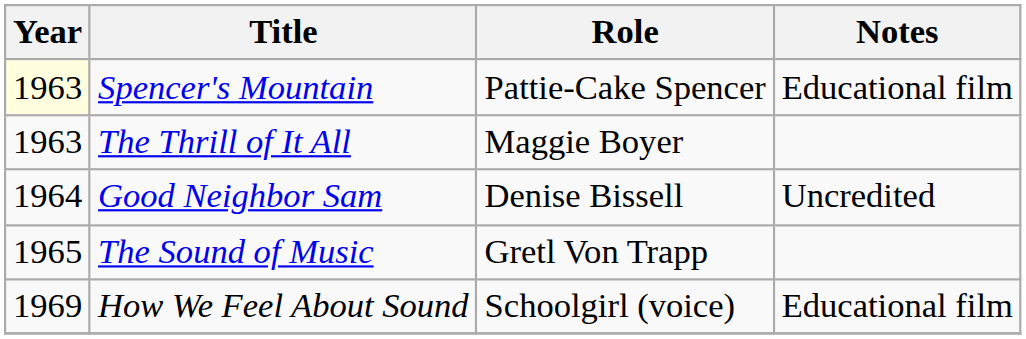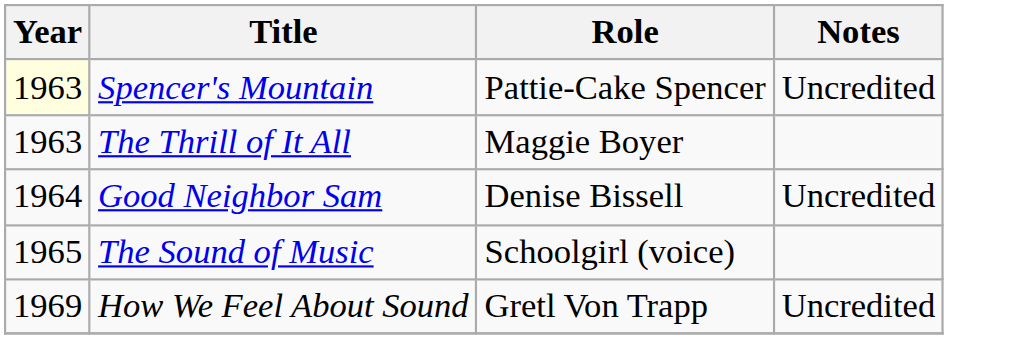(897, 86) Educational film -> (858, 86) Uncredited
(596, 251) Gretl Von Trapp -> (610, 251) Schoolgirl (voice)
(610, 305) Schoolgirl (voice) -> (596, 305) Gretl Von Trapp
(897, 305) Educational film -> (858, 305) Uncredited
